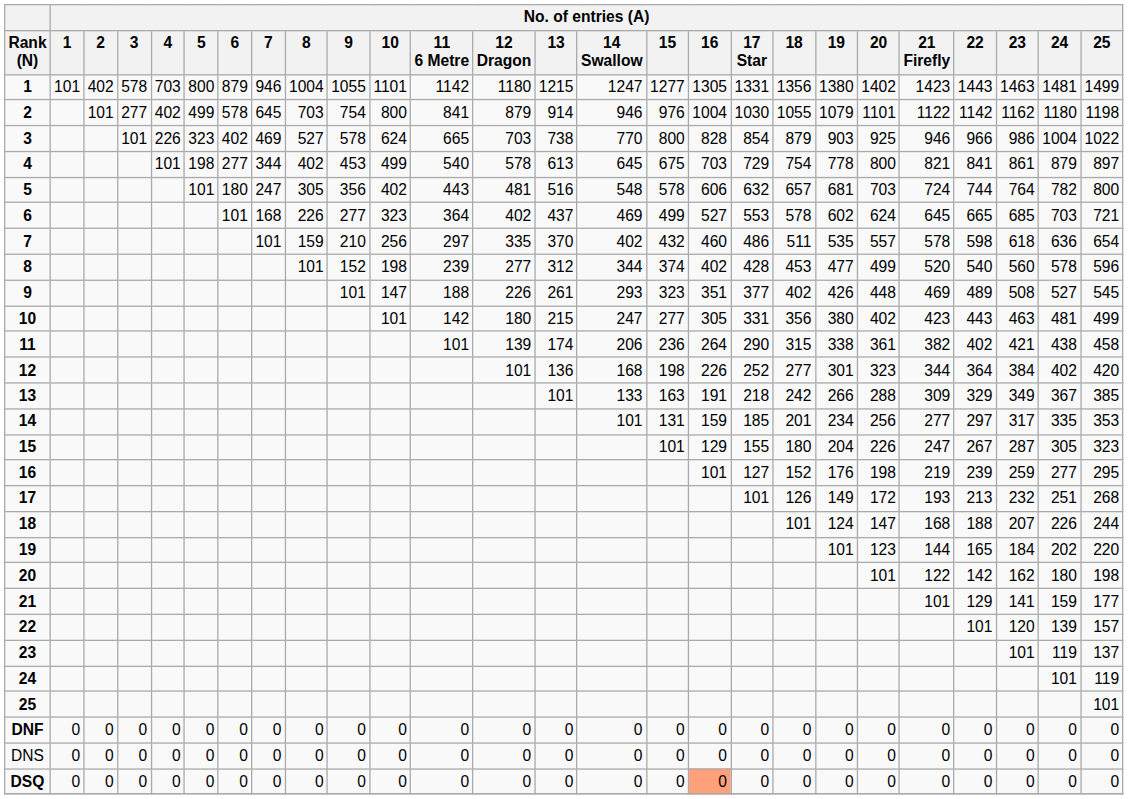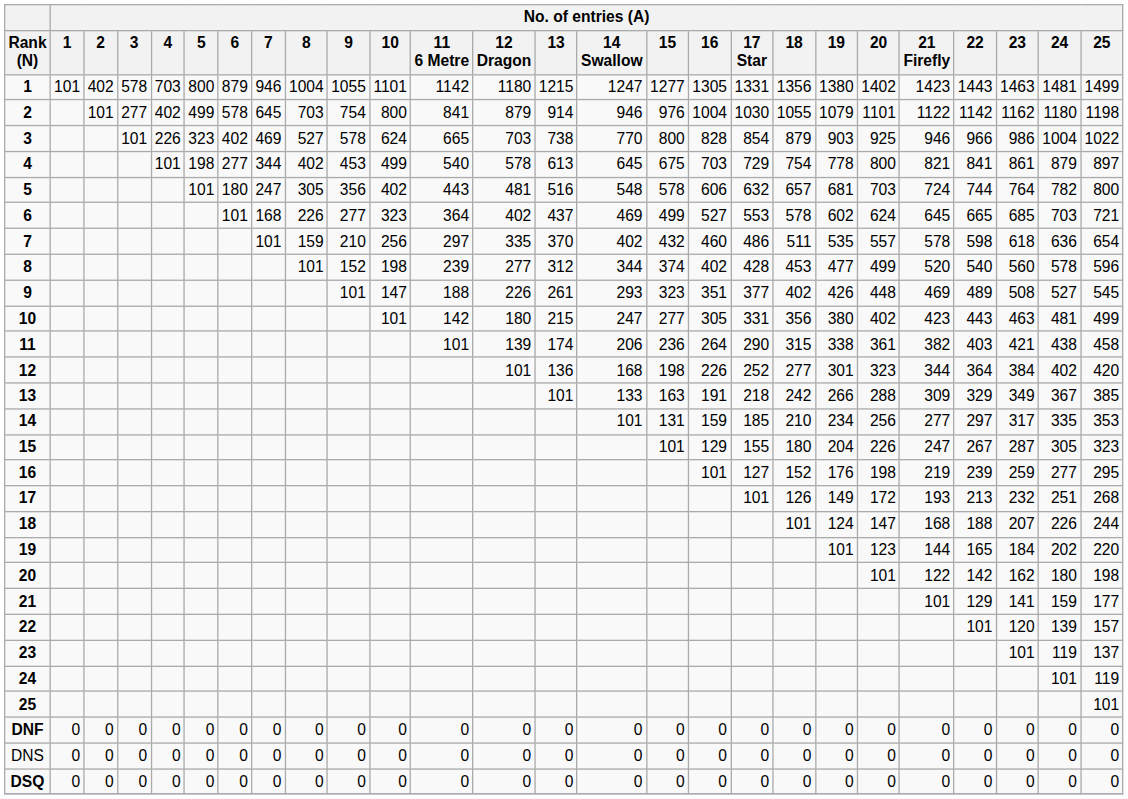(979, 344) 402 -> (979, 344) 403
(798, 421) 201 -> (798, 421) 210
(723, 781) lightsalmon background -> (723, 781) no background
